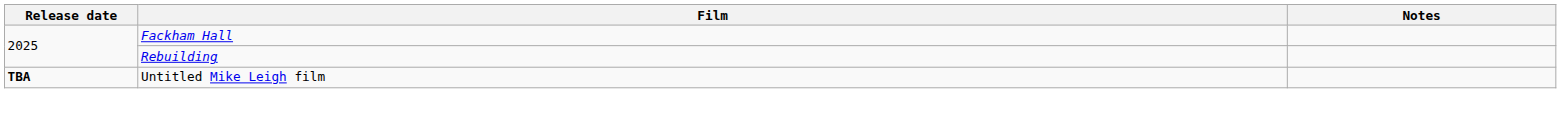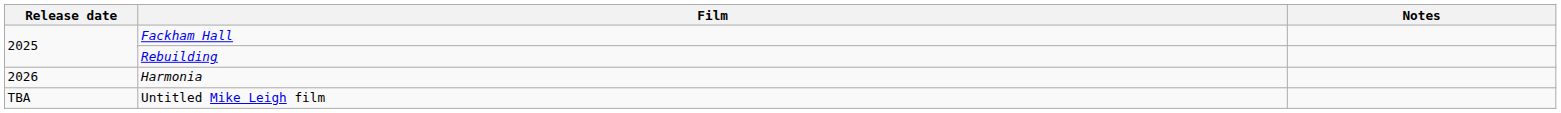+ row: (172, 77)
(19, 77) bold -> (19, 98) normal
